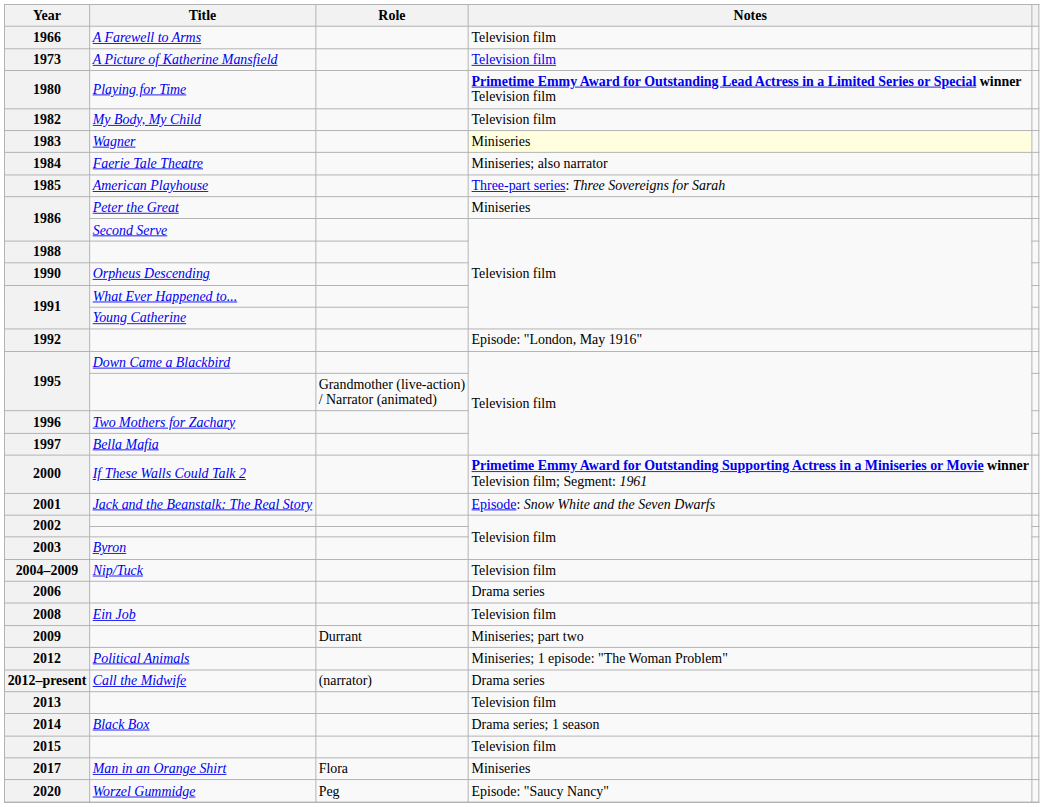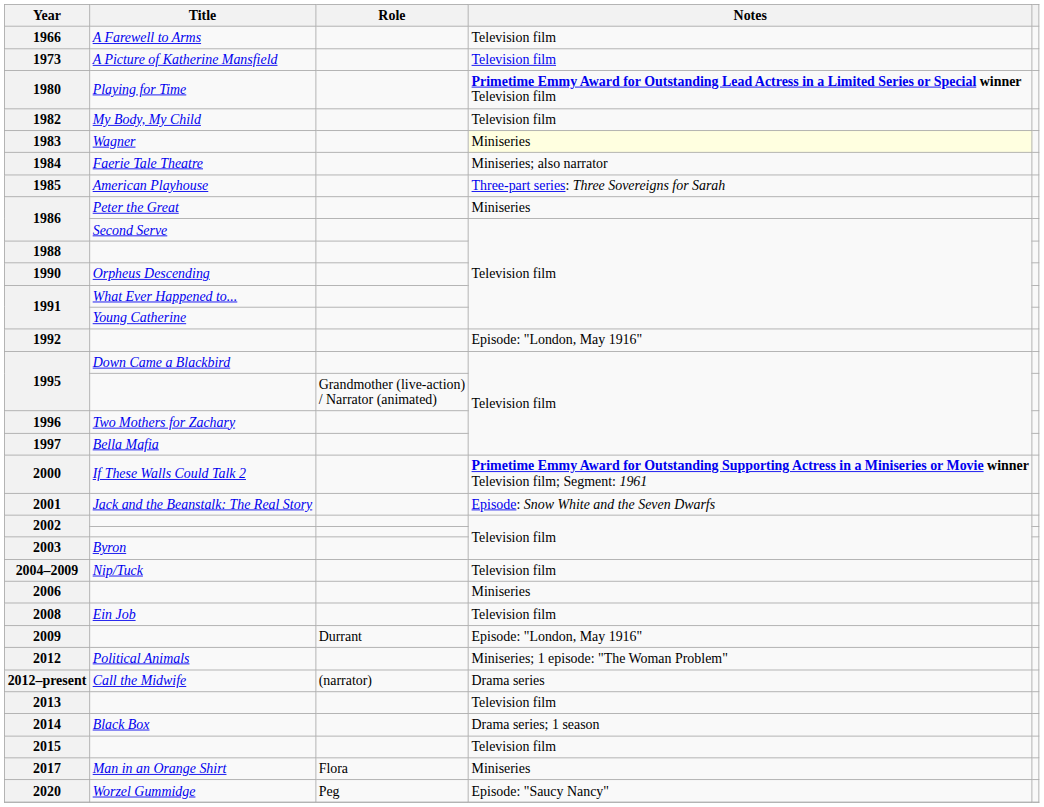(508, 592) Drama series -> (501, 592) Miniseries
(528, 636) Miniseries; part two -> (557, 636) Episode: "London, May 1916"
